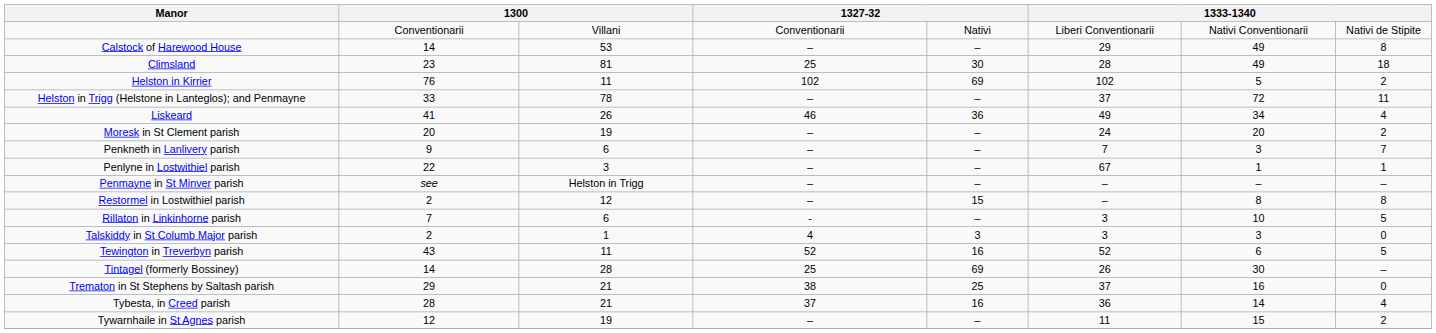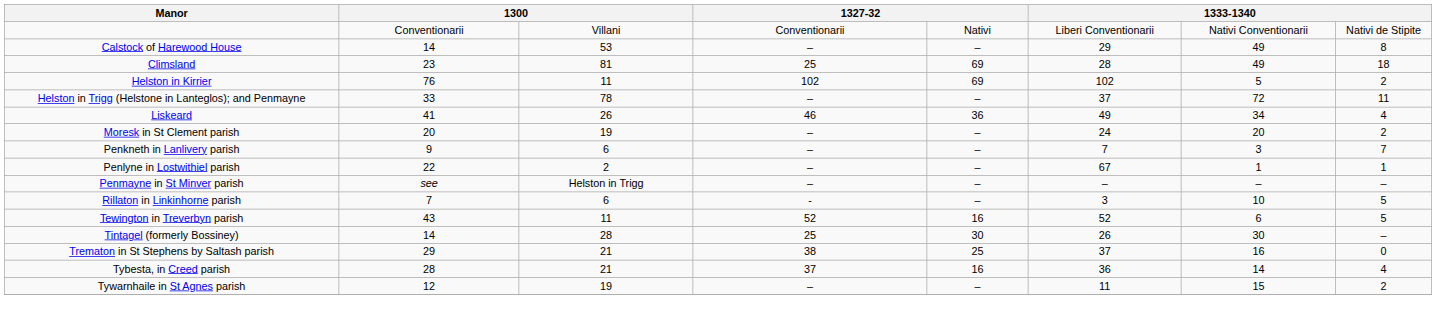(977, 64) 30 -> (977, 64) 69
(606, 167) 3 -> (606, 167) 2
- row: (172, 201)
- row: (172, 235)
(977, 269) 69 -> (977, 235) 30
